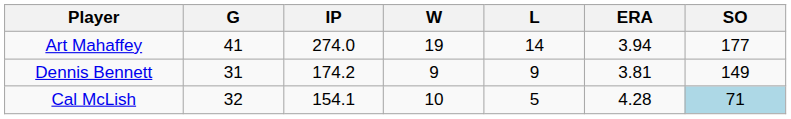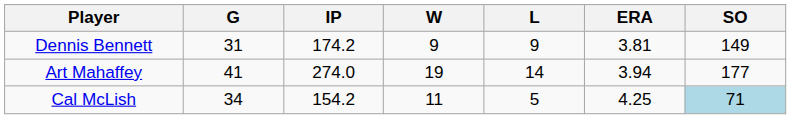rows swapped: (94, 45) <-> (94, 72)
(233, 99) 32 -> (233, 99) 34
(334, 99) 154.1 -> (334, 99) 154.2
(434, 99) 10 -> (434, 99) 11
(635, 99) 4.28 -> (635, 99) 4.25
